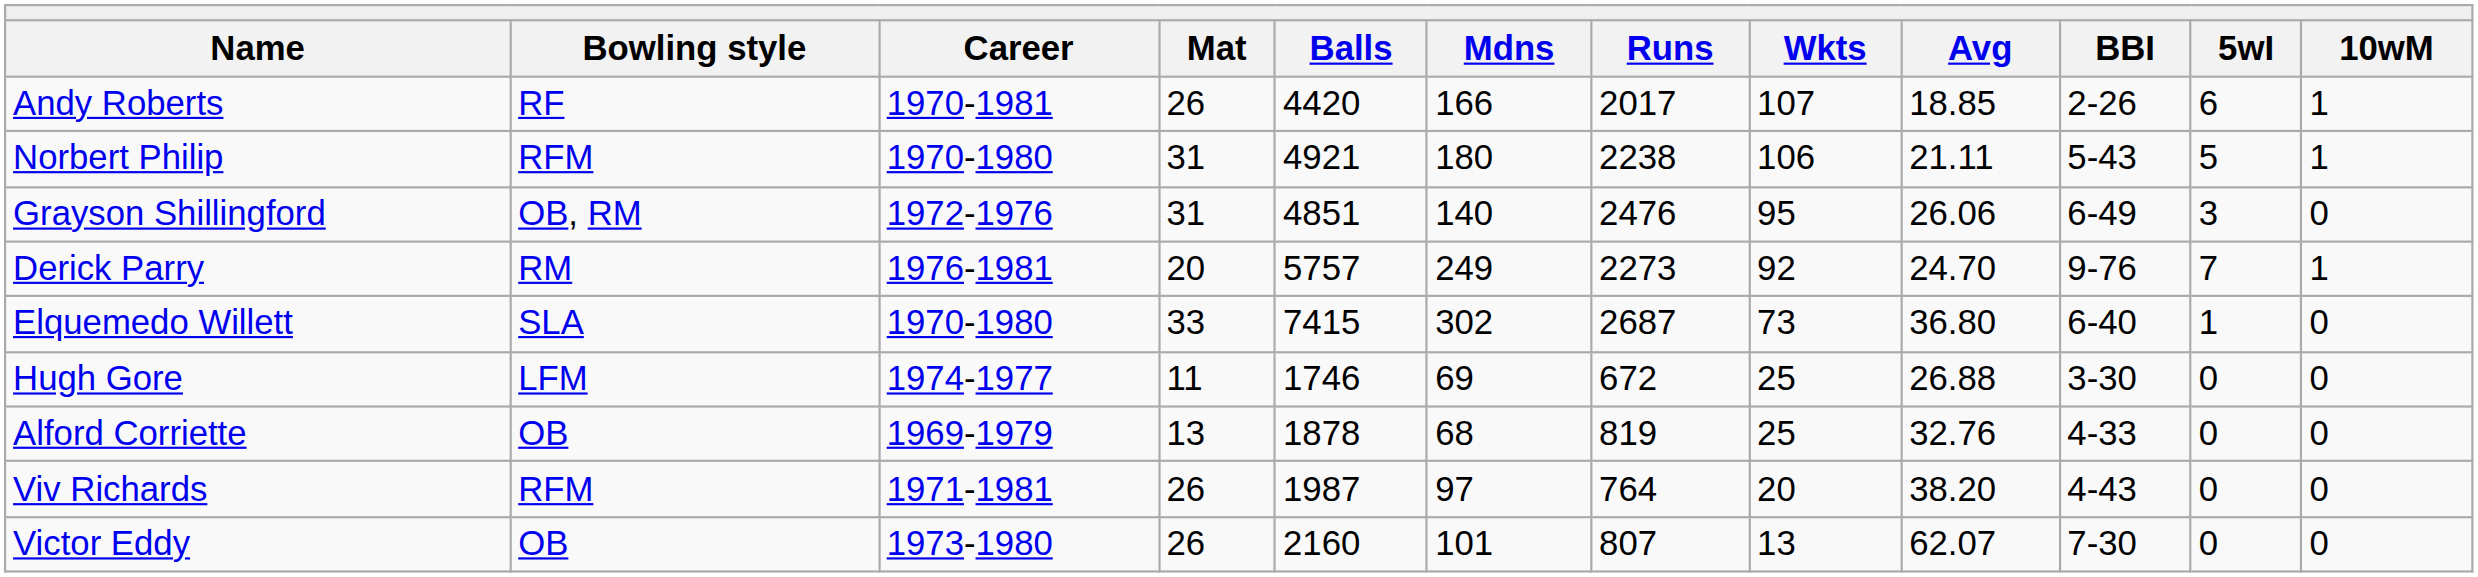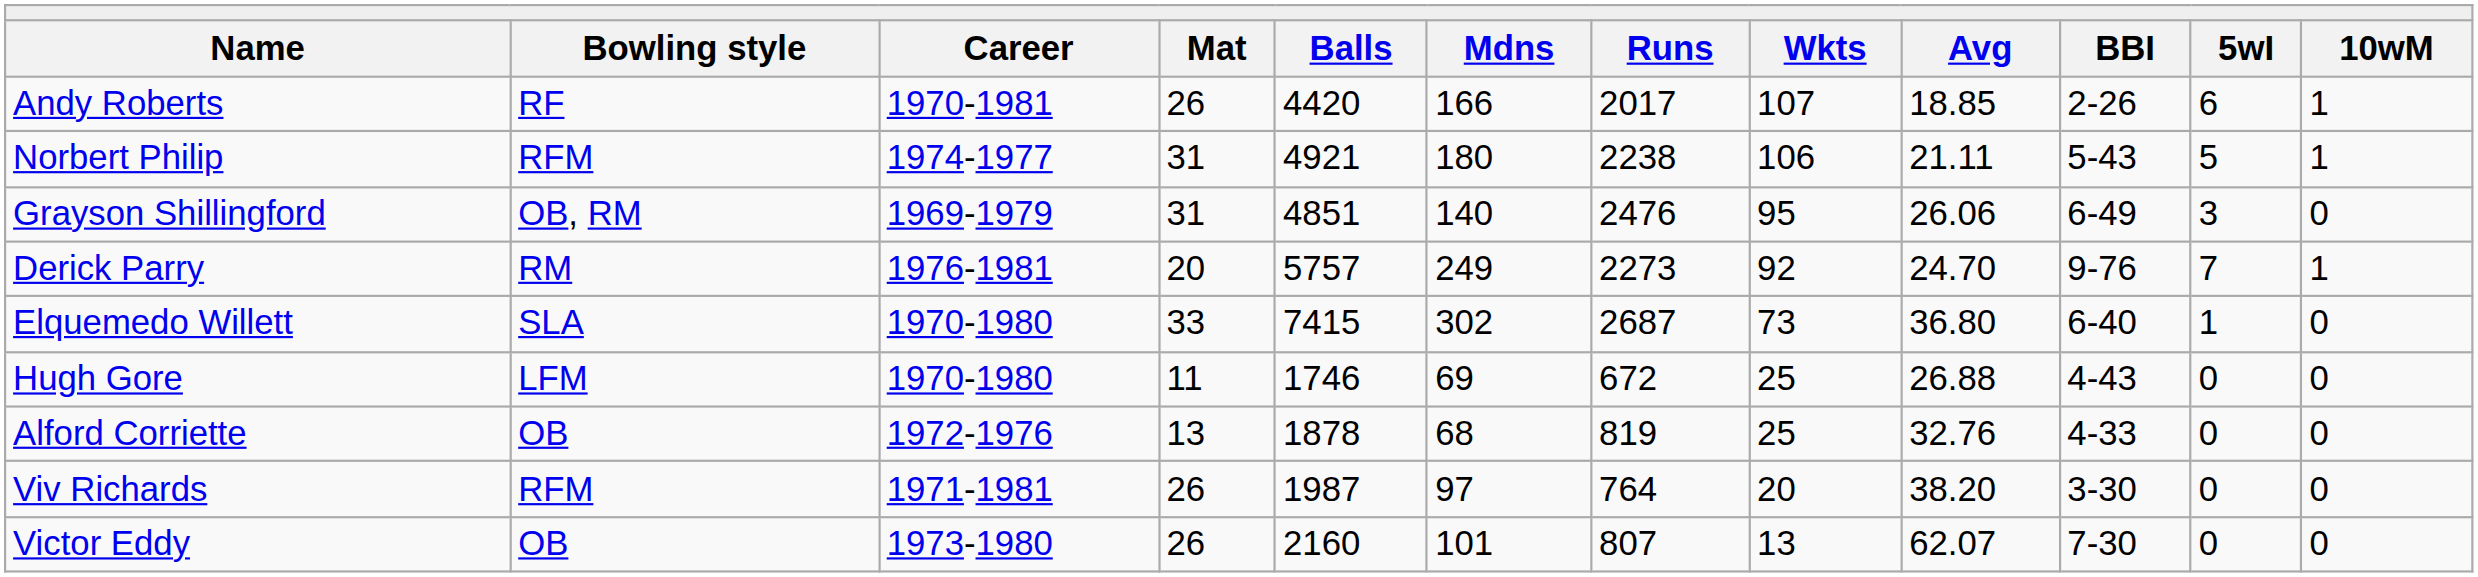(970, 158) 1970-1980 -> (970, 158) 1974-1977
(970, 213) 1972-1976 -> (970, 213) 1969-1979
(970, 378) 1974-1977 -> (970, 378) 1970-1980
(2102, 378) 3-30 -> (2102, 378) 4-43
(970, 433) 1969-1979 -> (970, 433) 1972-1976
(2102, 488) 4-43 -> (2102, 488) 3-30
